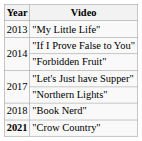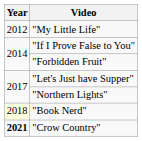(17, 29) 2013 -> (17, 29) 2012
(17, 111) no background -> (17, 111) lightyellow background
